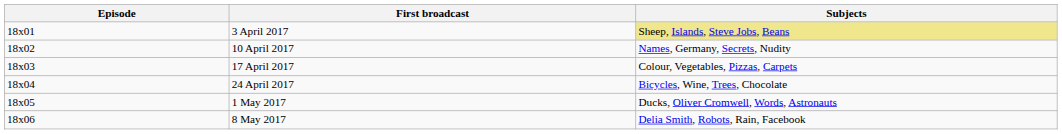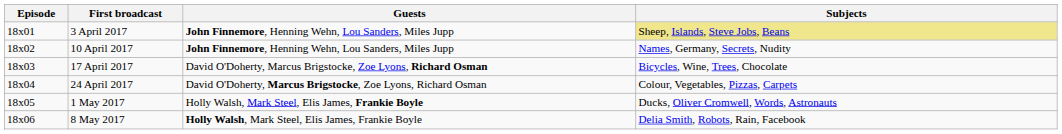+ column: (410, 13)
(718, 66) Colour, Vegetables, Pizzas, Carpets -> (713, 66) Bicycles, Wine, Trees, Chocolate
(713, 84) Bicycles, Wine, Trees, Chocolate -> (718, 84) Colour, Vegetables, Pizzas, Carpets
